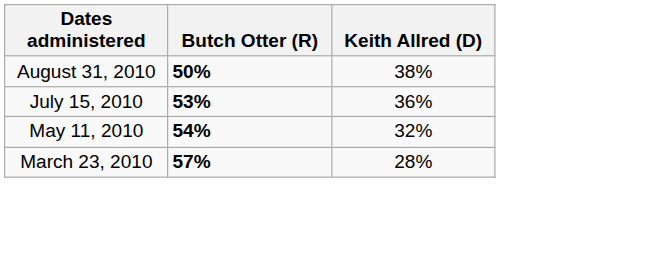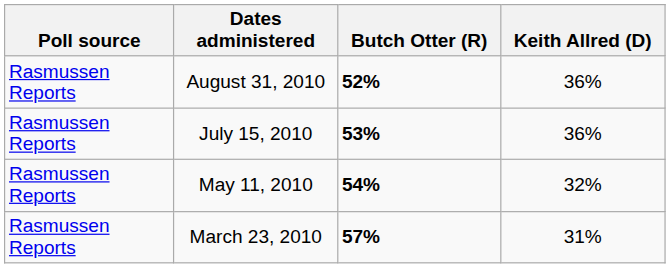+ column: (89, 41)
(192, 71) 50% -> (361, 81) 52%
(413, 71) 38% -> (583, 81) 36%
(413, 161) 28% -> (583, 236) 31%
